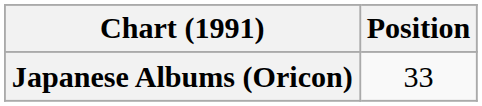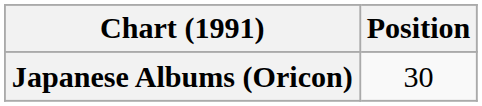(418, 76) 33 -> (418, 76) 30
